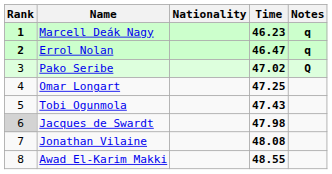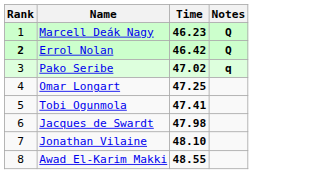- column: (210, 14)
(21, 32) bold -> (21, 32) normal
(308, 32) q -> (228, 32) Q
(269, 50) 46.47 -> (189, 50) 46.42
(308, 50) q -> (228, 50) Q
(308, 68) Q -> (228, 68) q
(269, 105) 47.43 -> (189, 105) 47.41
(21, 123) lightgrey background -> (21, 123) no background
(269, 141) 48.08 -> (189, 141) 48.10
